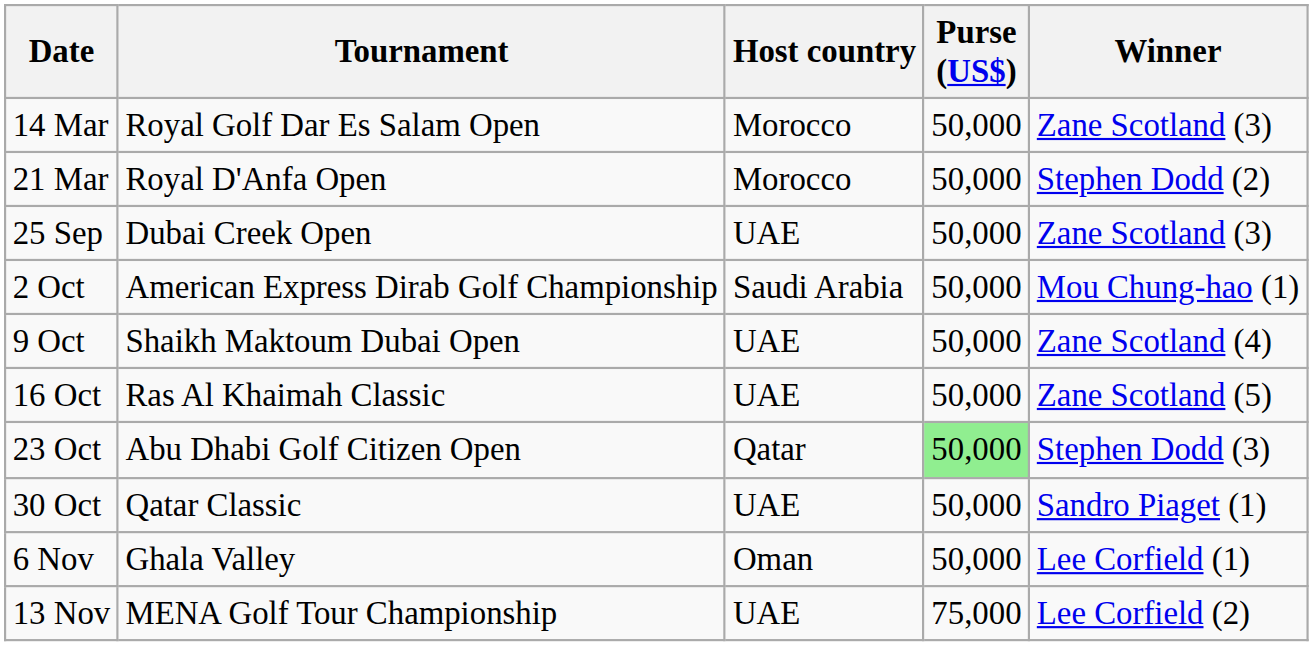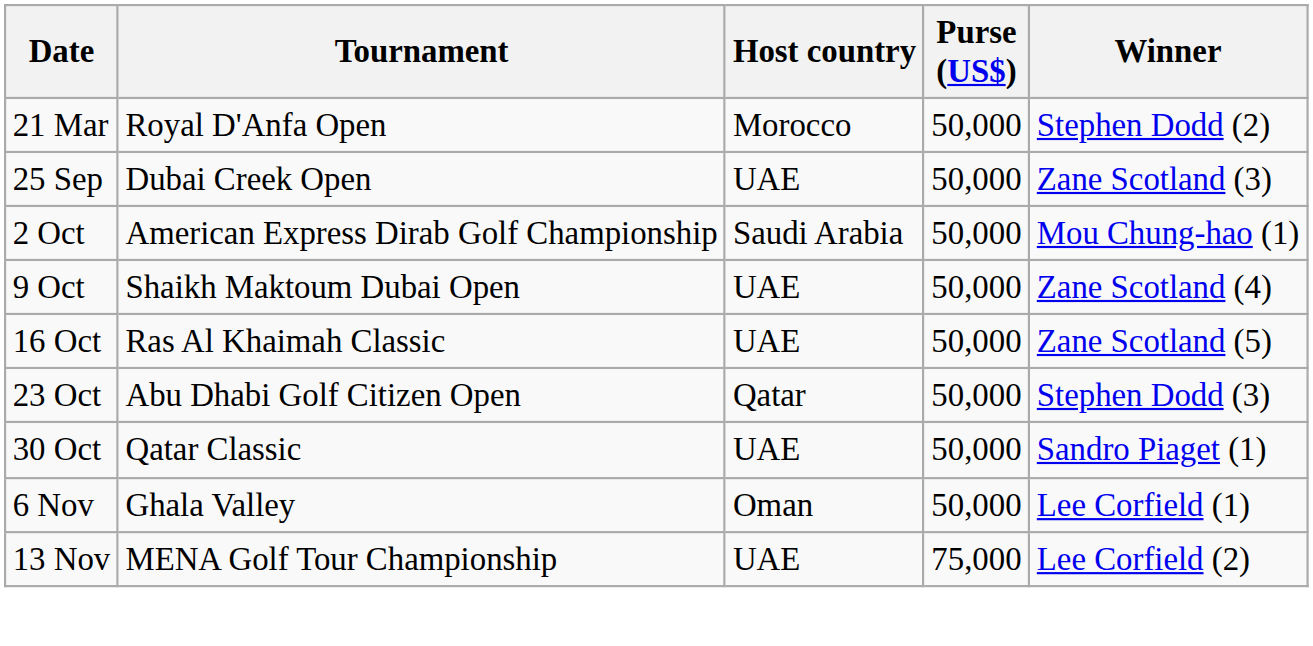- row: (61, 124)
(976, 449) lightgreen background -> (976, 395) no background
